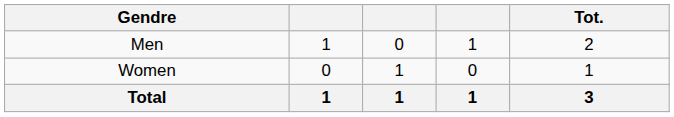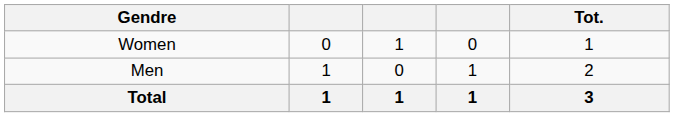rows swapped: (147, 44) <-> (147, 71)
